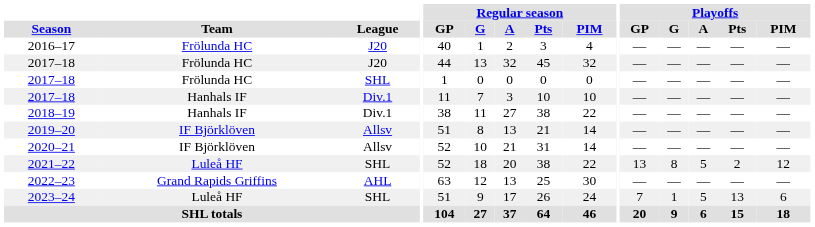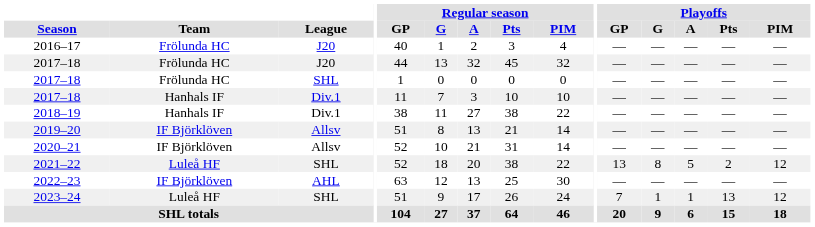(217, 180) Grand Rapids Griffins -> (194, 180) IF Björklöven
(703, 197) 5 -> (691, 197) 1
(783, 197) 6 -> (780, 197) 12
